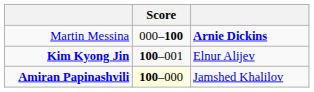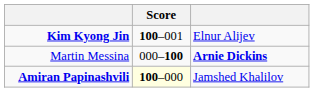rows swapped: (88, 56) <-> (90, 35)
